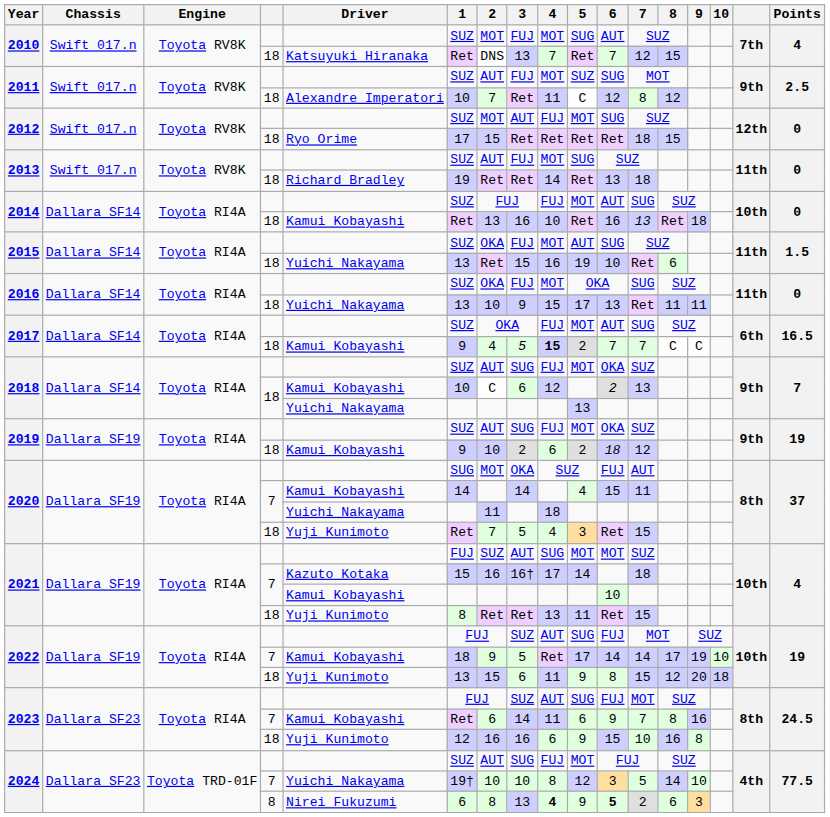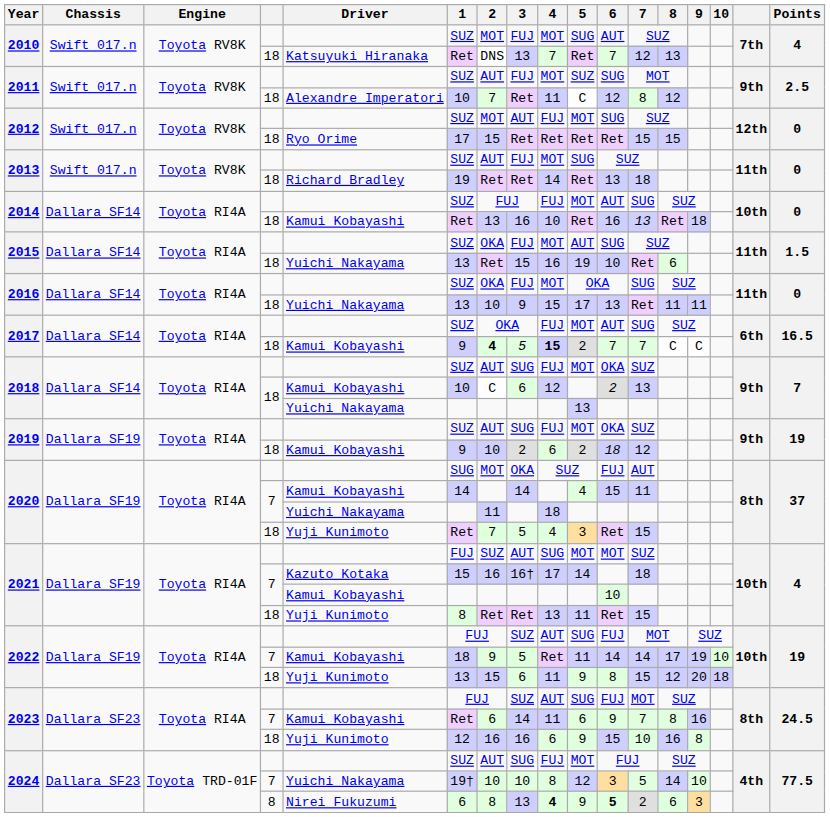(673, 56) 15 -> (673, 56) 13
(643, 139) 18 -> (643, 139) 15
(492, 346) normal -> (492, 346) bold
(583, 657) 17 -> (583, 657) 11
